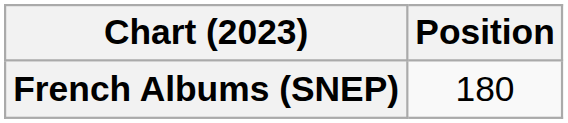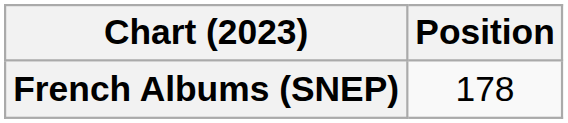(485, 88) 180 -> (485, 88) 178
